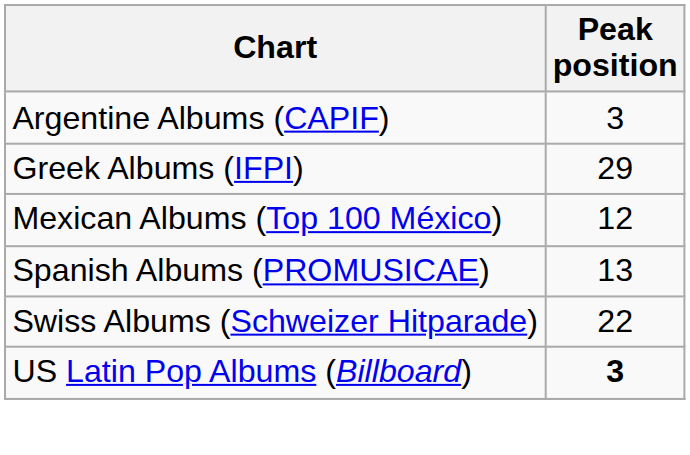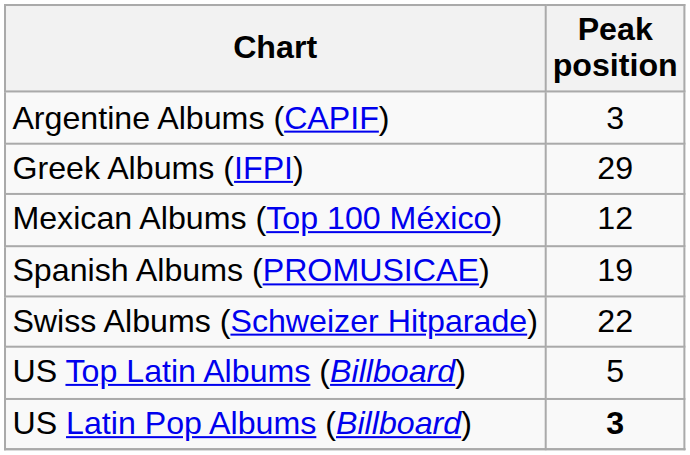(615, 270) 13 -> (615, 270) 19
+ row: (239, 372)
